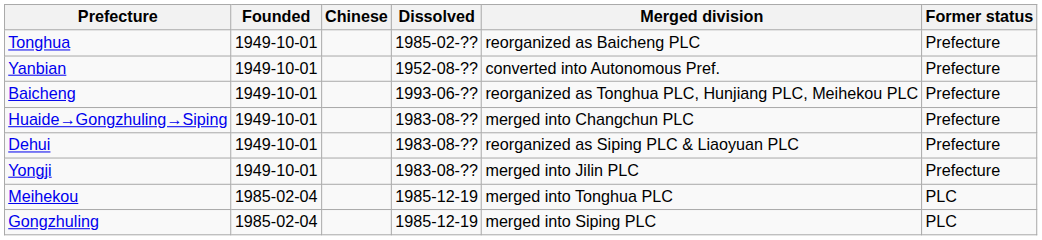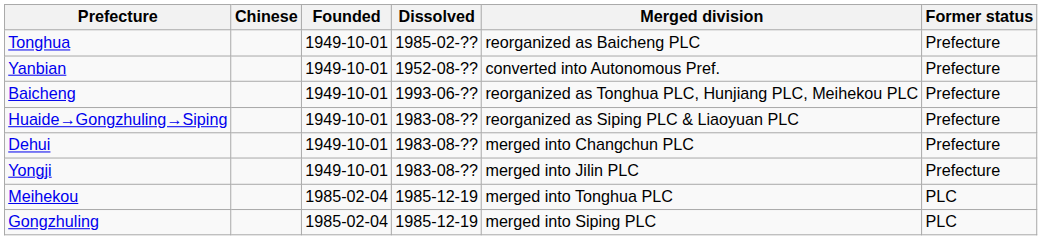columns swapped: (356, 17) <-> (276, 17)
(590, 119) merged into Changchun PLC -> (642, 119) reorganized as Siping PLC & Liaoyuan PLC
(642, 145) reorganized as Siping PLC & Liaoyuan PLC -> (590, 145) merged into Changchun PLC
